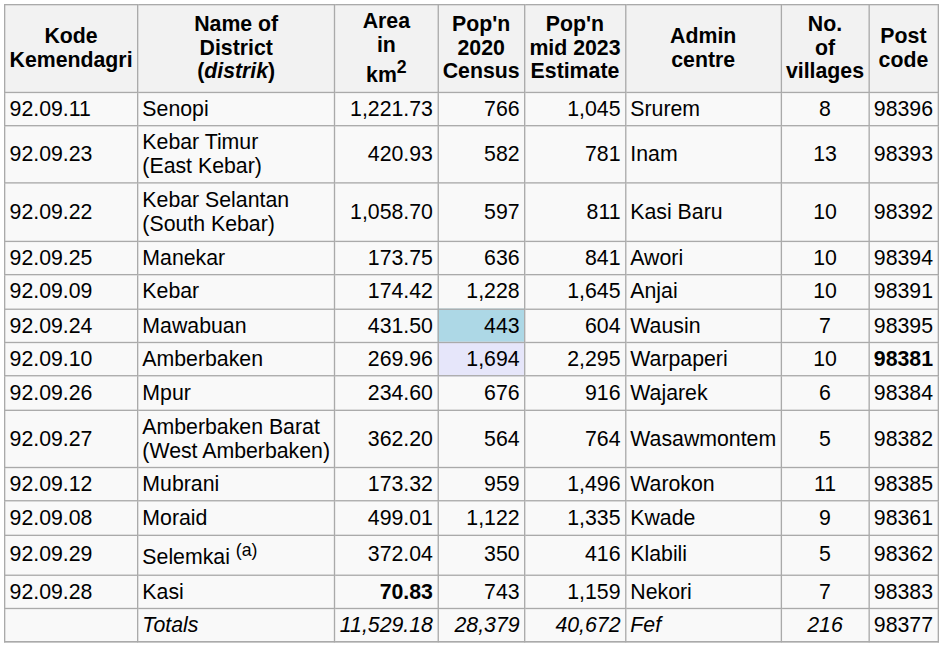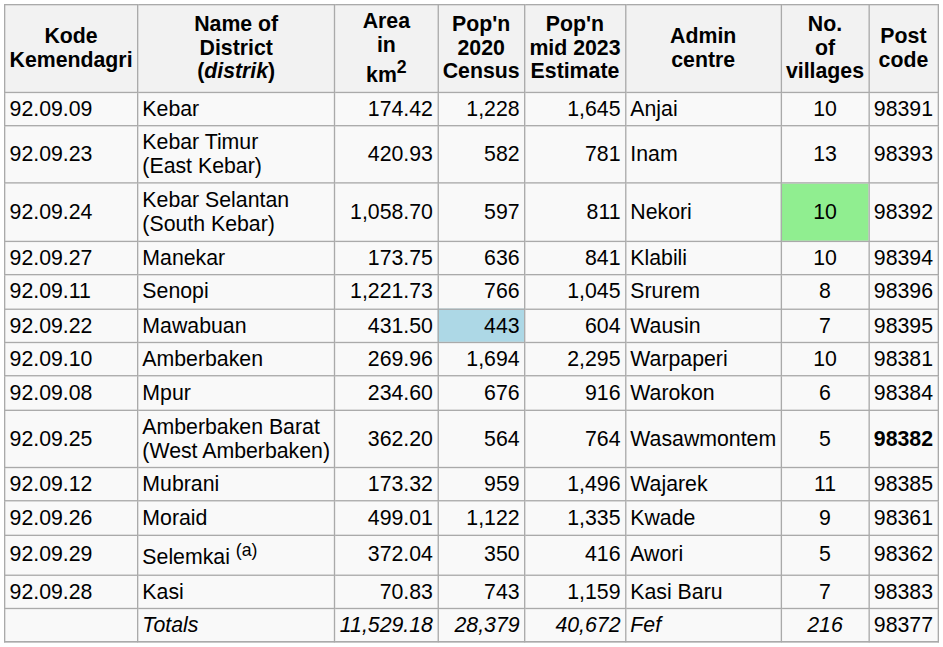rows swapped: (171, 291) <-> (175, 108)
(51, 212) 92.09.22 -> (51, 212) 92.09.24
(676, 212) Kasi Baru -> (661, 212) Nekori
(825, 212) no background -> (825, 212) lightgreen background
(51, 257) 92.09.25 -> (51, 257) 92.09.27
(657, 257) Awori -> (659, 257) Klabili
(51, 325) 92.09.24 -> (51, 325) 92.09.22
(493, 359) lavender background -> (493, 359) no background
(903, 359) bold -> (903, 359) normal
(51, 392) 92.09.26 -> (51, 392) 92.09.08
(669, 392) Wajarek -> (672, 392) Warokon
(51, 438) 92.09.27 -> (51, 438) 92.09.25
(903, 438) normal -> (903, 438) bold
(672, 484) Warokon -> (669, 484) Wajarek
(51, 518) 92.09.08 -> (51, 518) 92.09.26
(659, 554) Klabili -> (657, 554) Awori
(406, 591) bold -> (406, 591) normal
(661, 591) Nekori -> (676, 591) Kasi Baru
